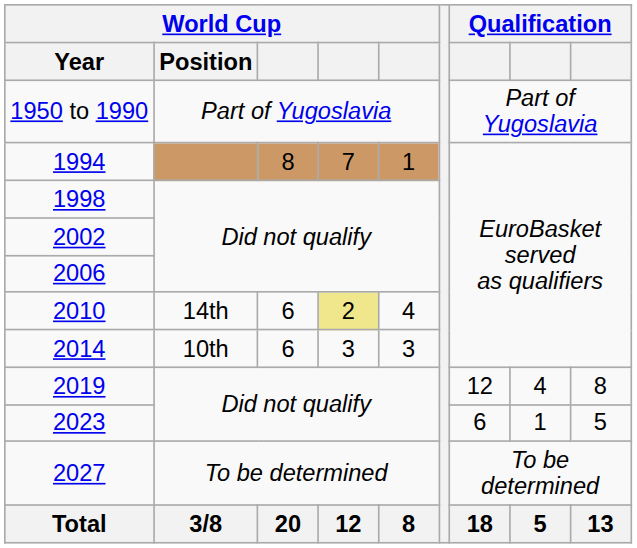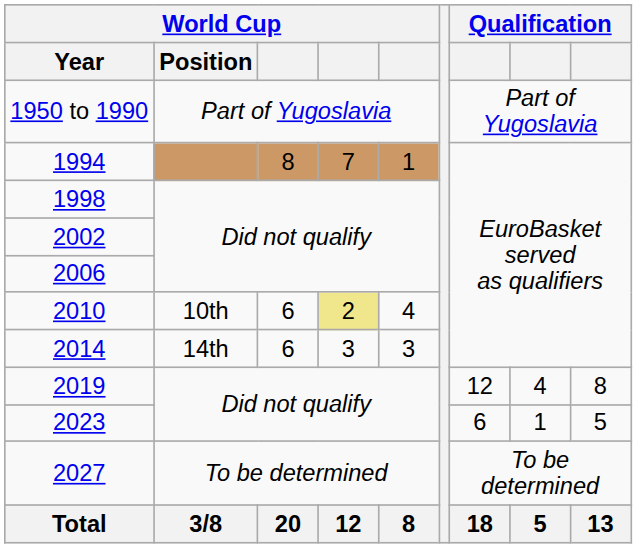(206, 311) 14th -> (206, 311) 10th
(206, 349) 10th -> (206, 349) 14th
